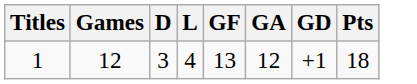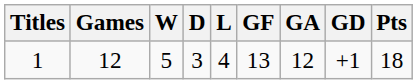+ column: (166, 22)
